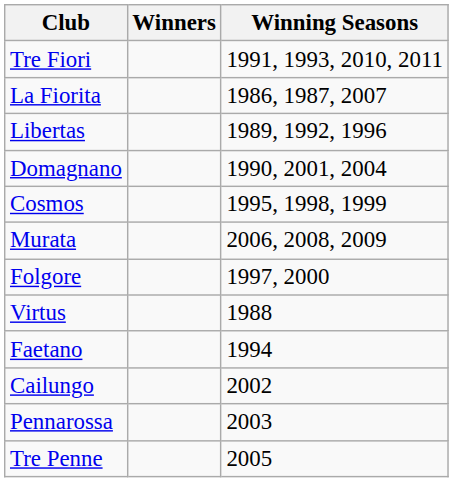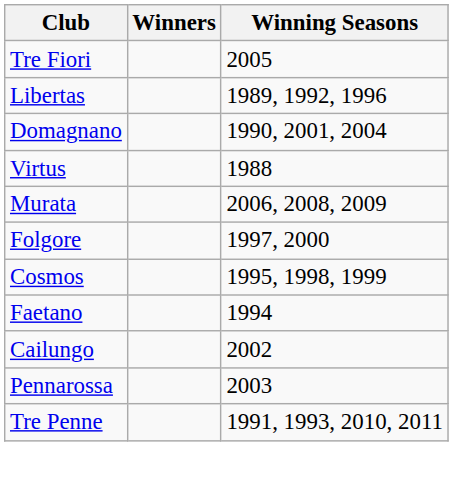(335, 58) 1991, 1993, 2010, 2011 -> (249, 58) 2005
- row: (55, 95)
rows swapped: (47, 204) <-> (38, 312)
(249, 458) 2005 -> (335, 421) 1991, 1993, 2010, 2011
